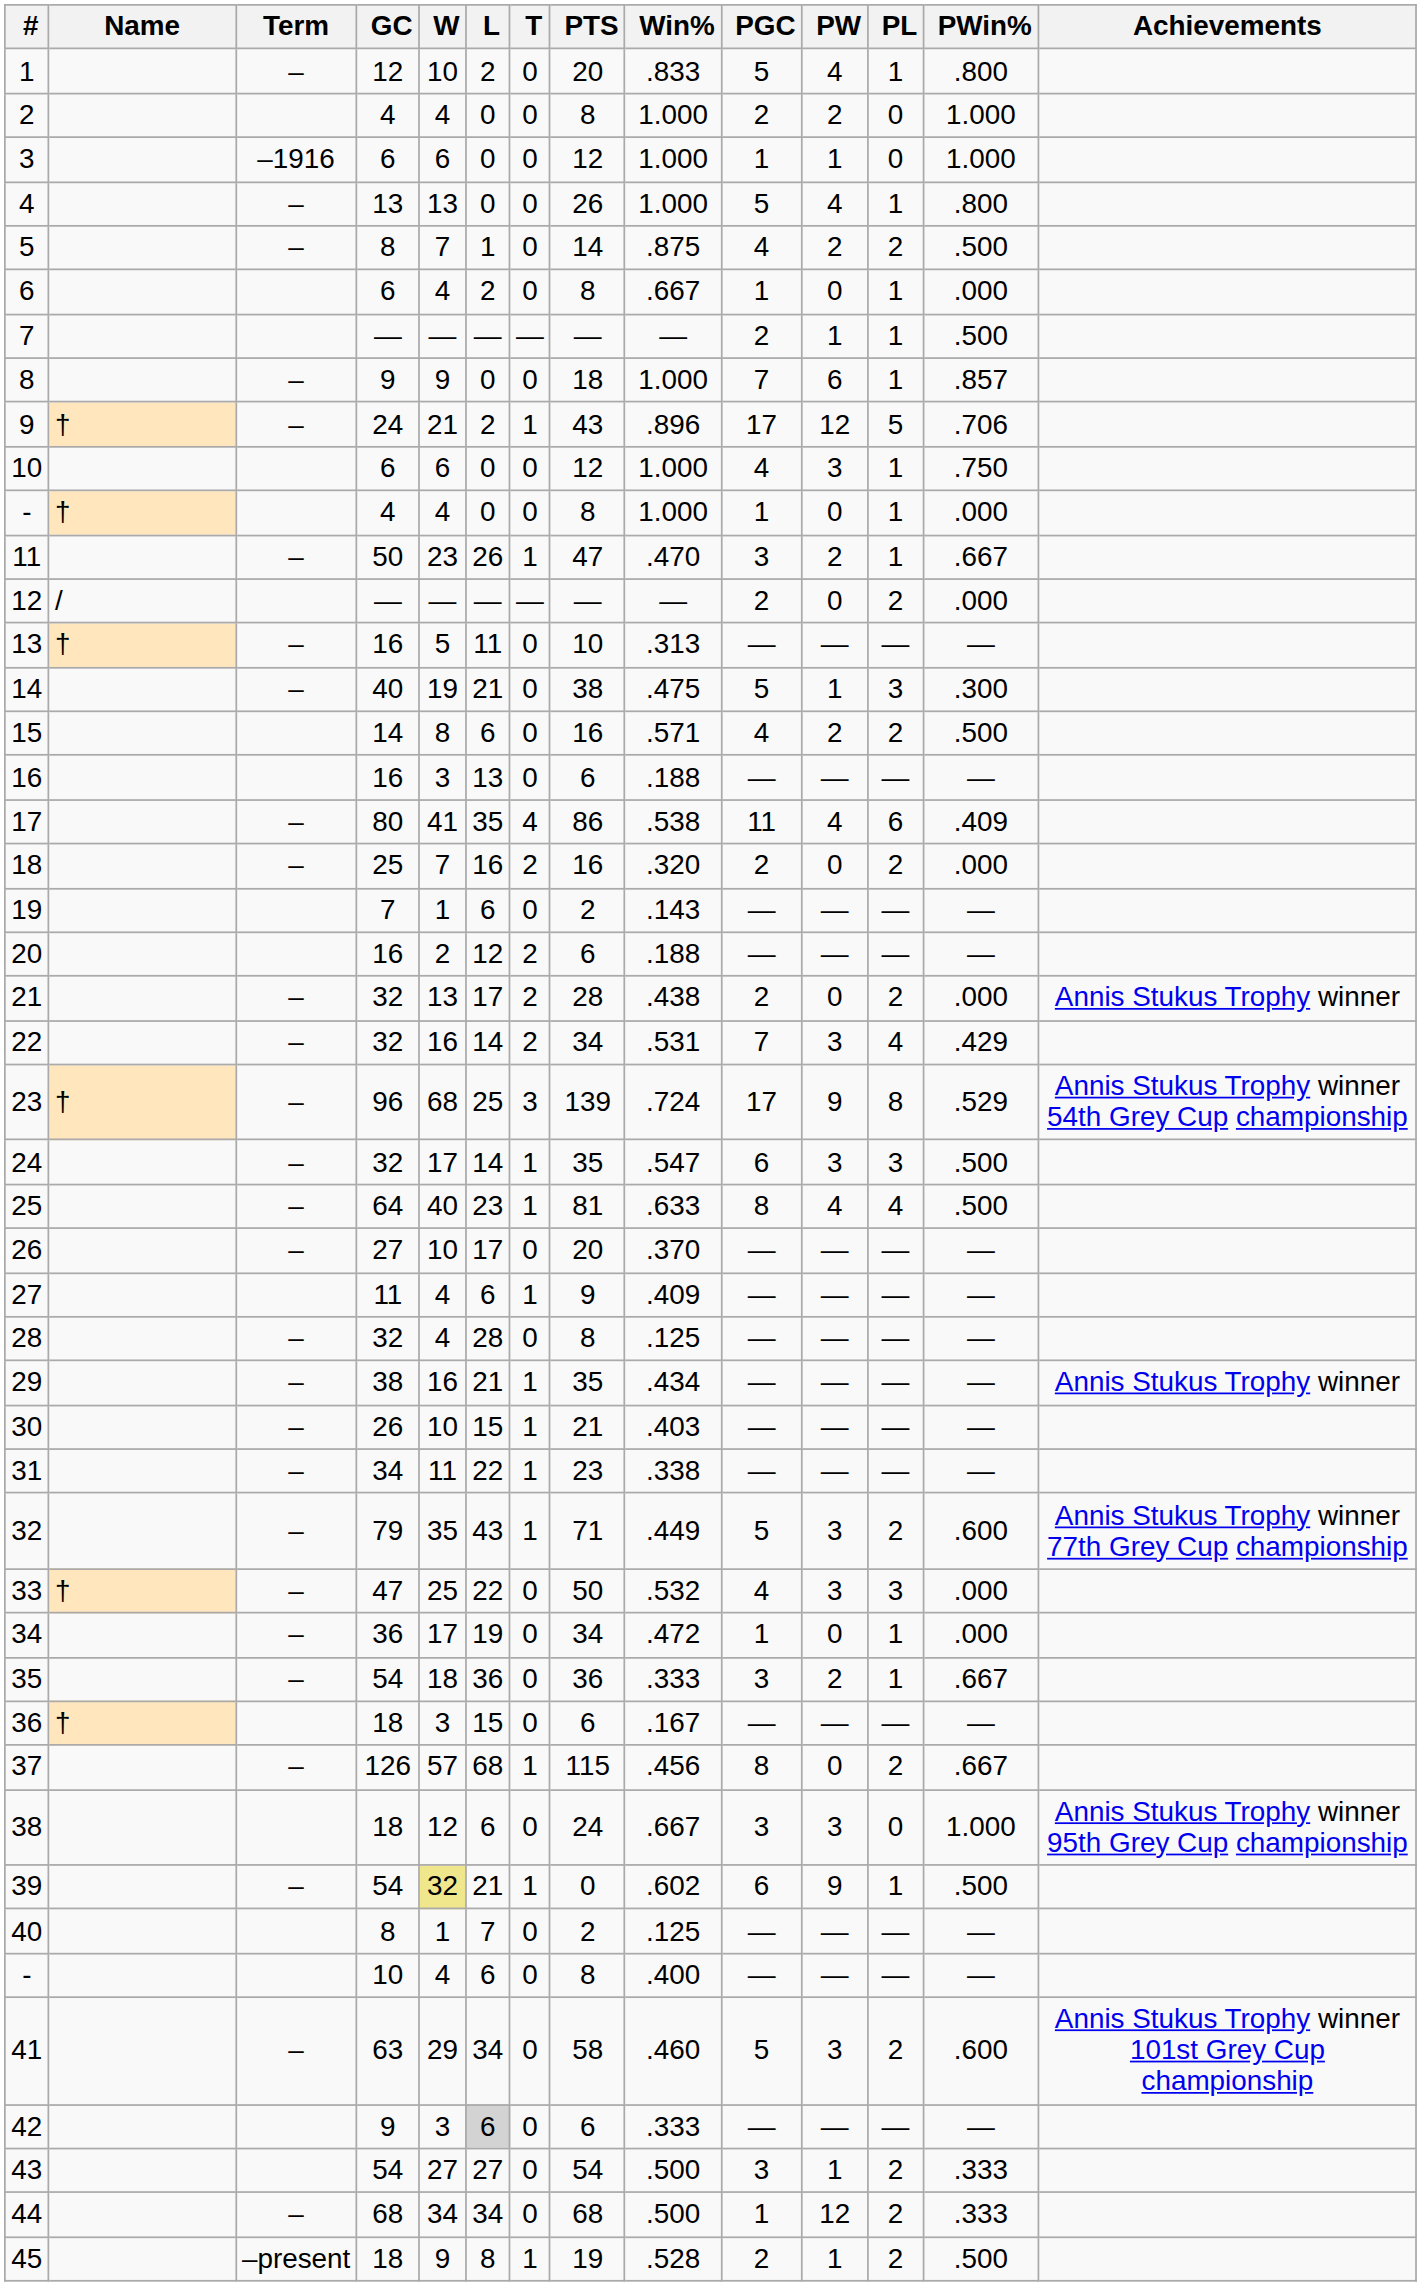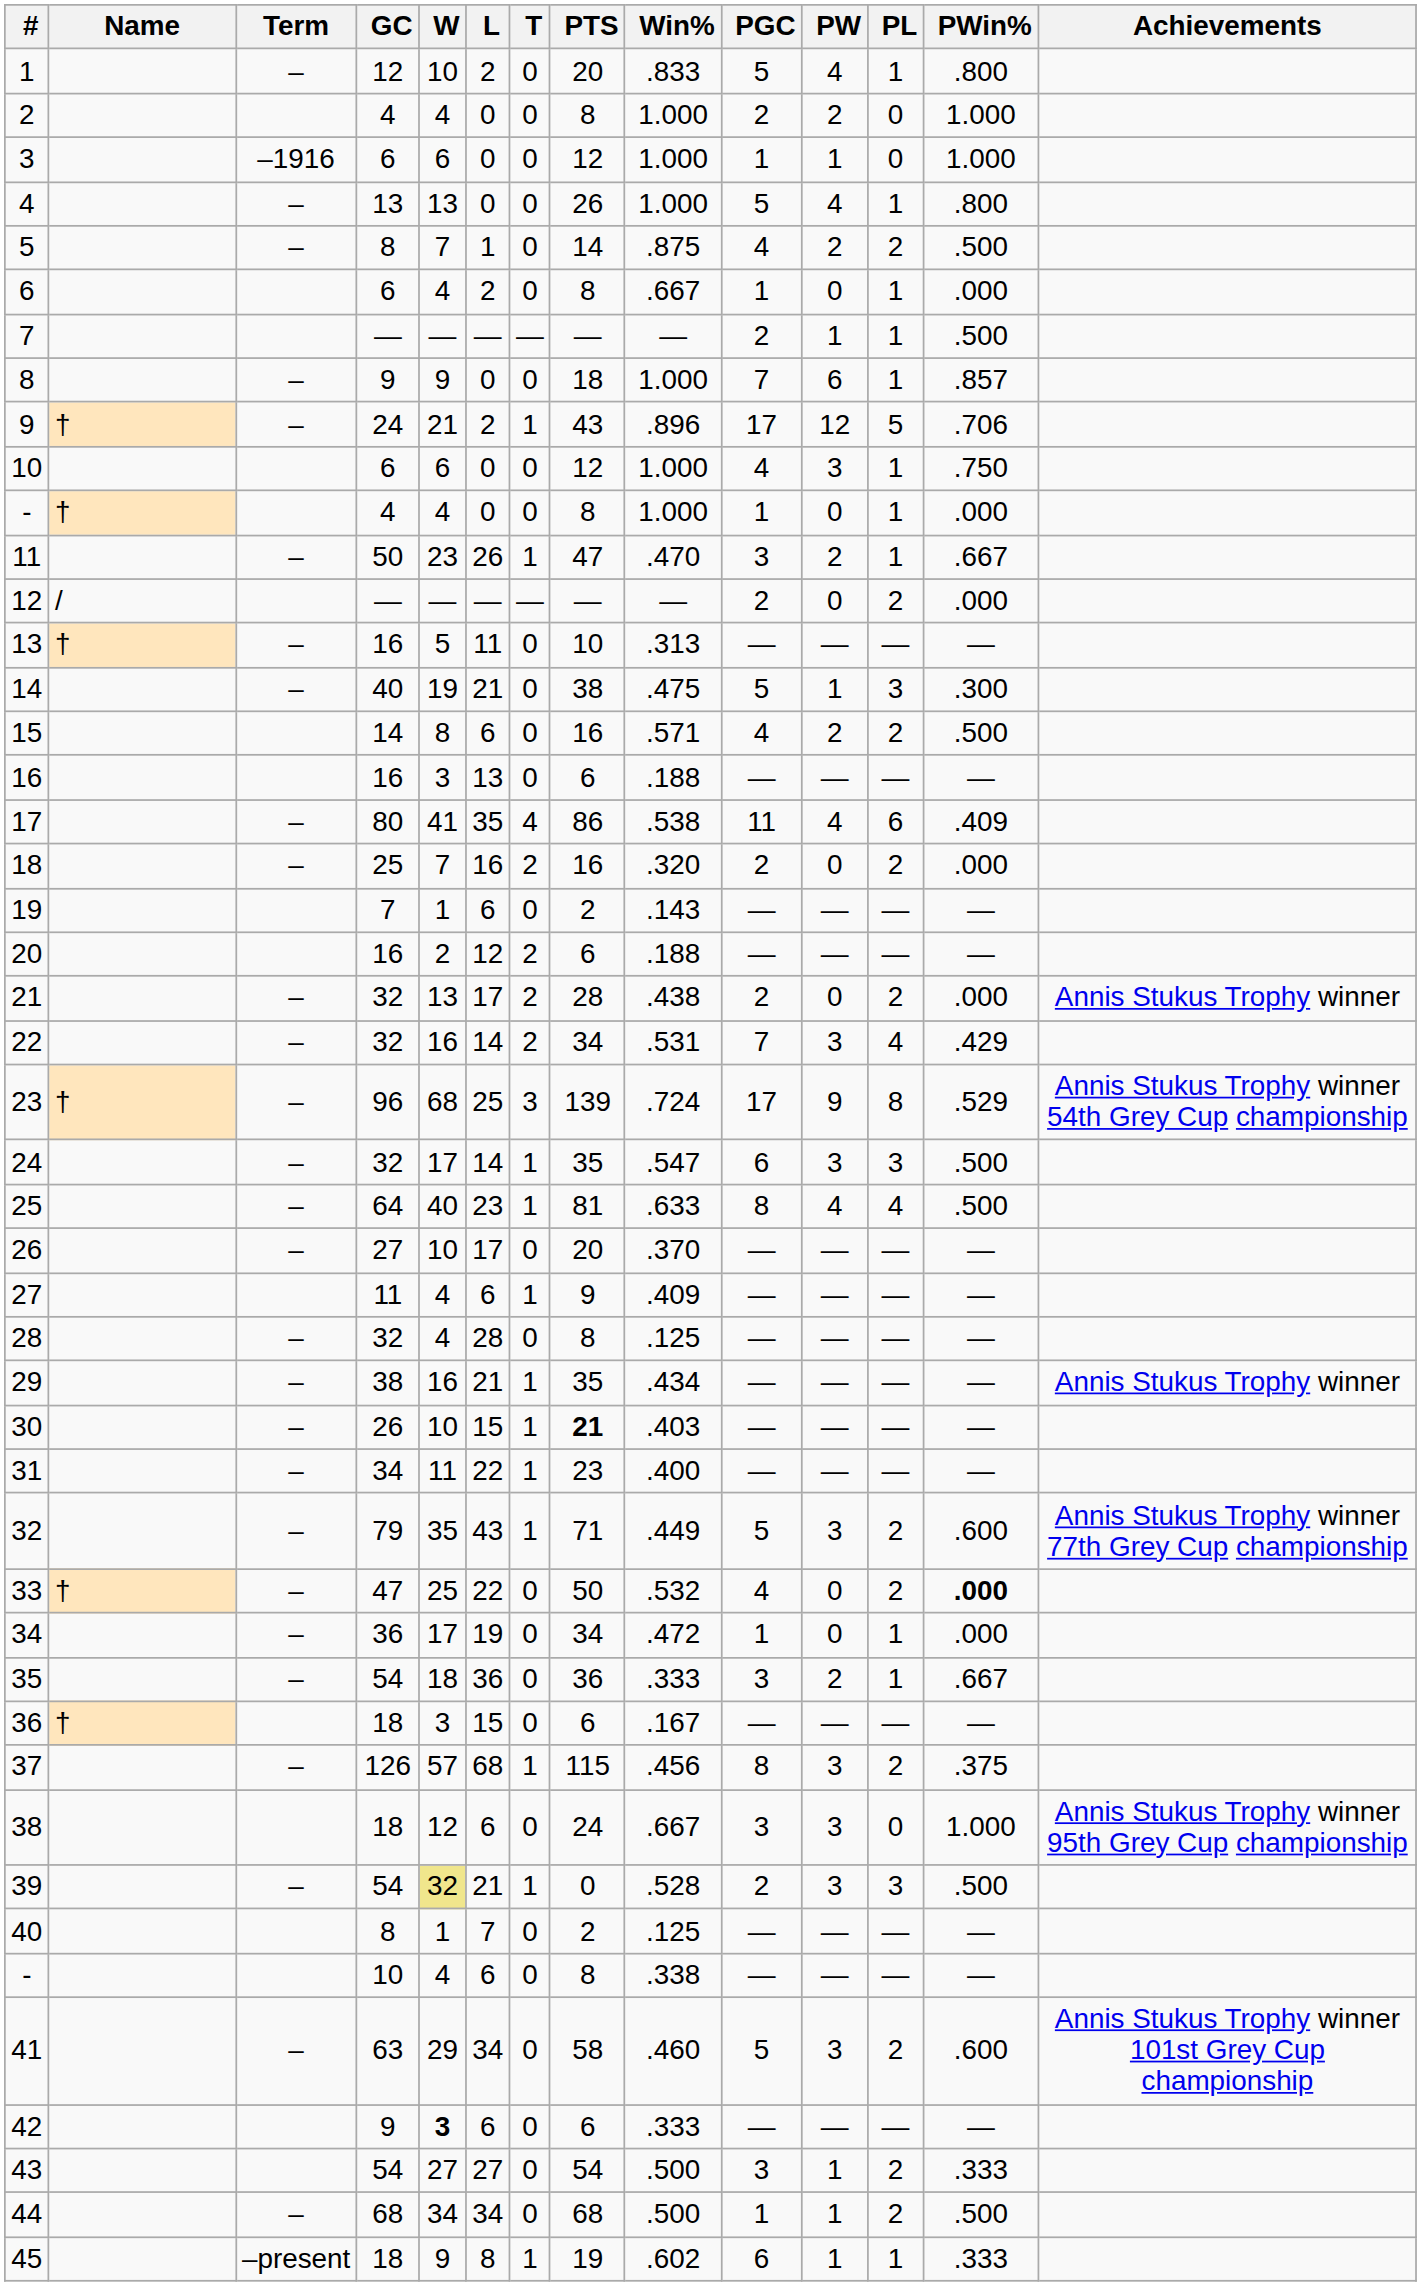(588, 1426) normal -> (588, 1426) bold
(673, 1470) .338 -> (673, 1470) .400
(835, 1590) 3 -> (835, 1590) 0
(896, 1590) 3 -> (896, 1590) 2
(981, 1590) normal -> (981, 1590) bold
(835, 1767) 0 -> (835, 1767) 3
(981, 1767) .667 -> (981, 1767) .375
(673, 1886) .602 -> (673, 1886) .528
(762, 1886) 6 -> (762, 1886) 2
(835, 1886) 9 -> (835, 1886) 3
(896, 1886) 1 -> (896, 1886) 3
(673, 1974) .400 -> (673, 1974) .338
(442, 2125) normal -> (442, 2125) bold
(488, 2125) lightgrey background -> (488, 2125) no background
(835, 2214) 12 -> (835, 2214) 1
(981, 2214) .333 -> (981, 2214) .500
(673, 2258) .528 -> (673, 2258) .602
(762, 2258) 2 -> (762, 2258) 6
(896, 2258) 2 -> (896, 2258) 1
(981, 2258) .500 -> (981, 2258) .333
